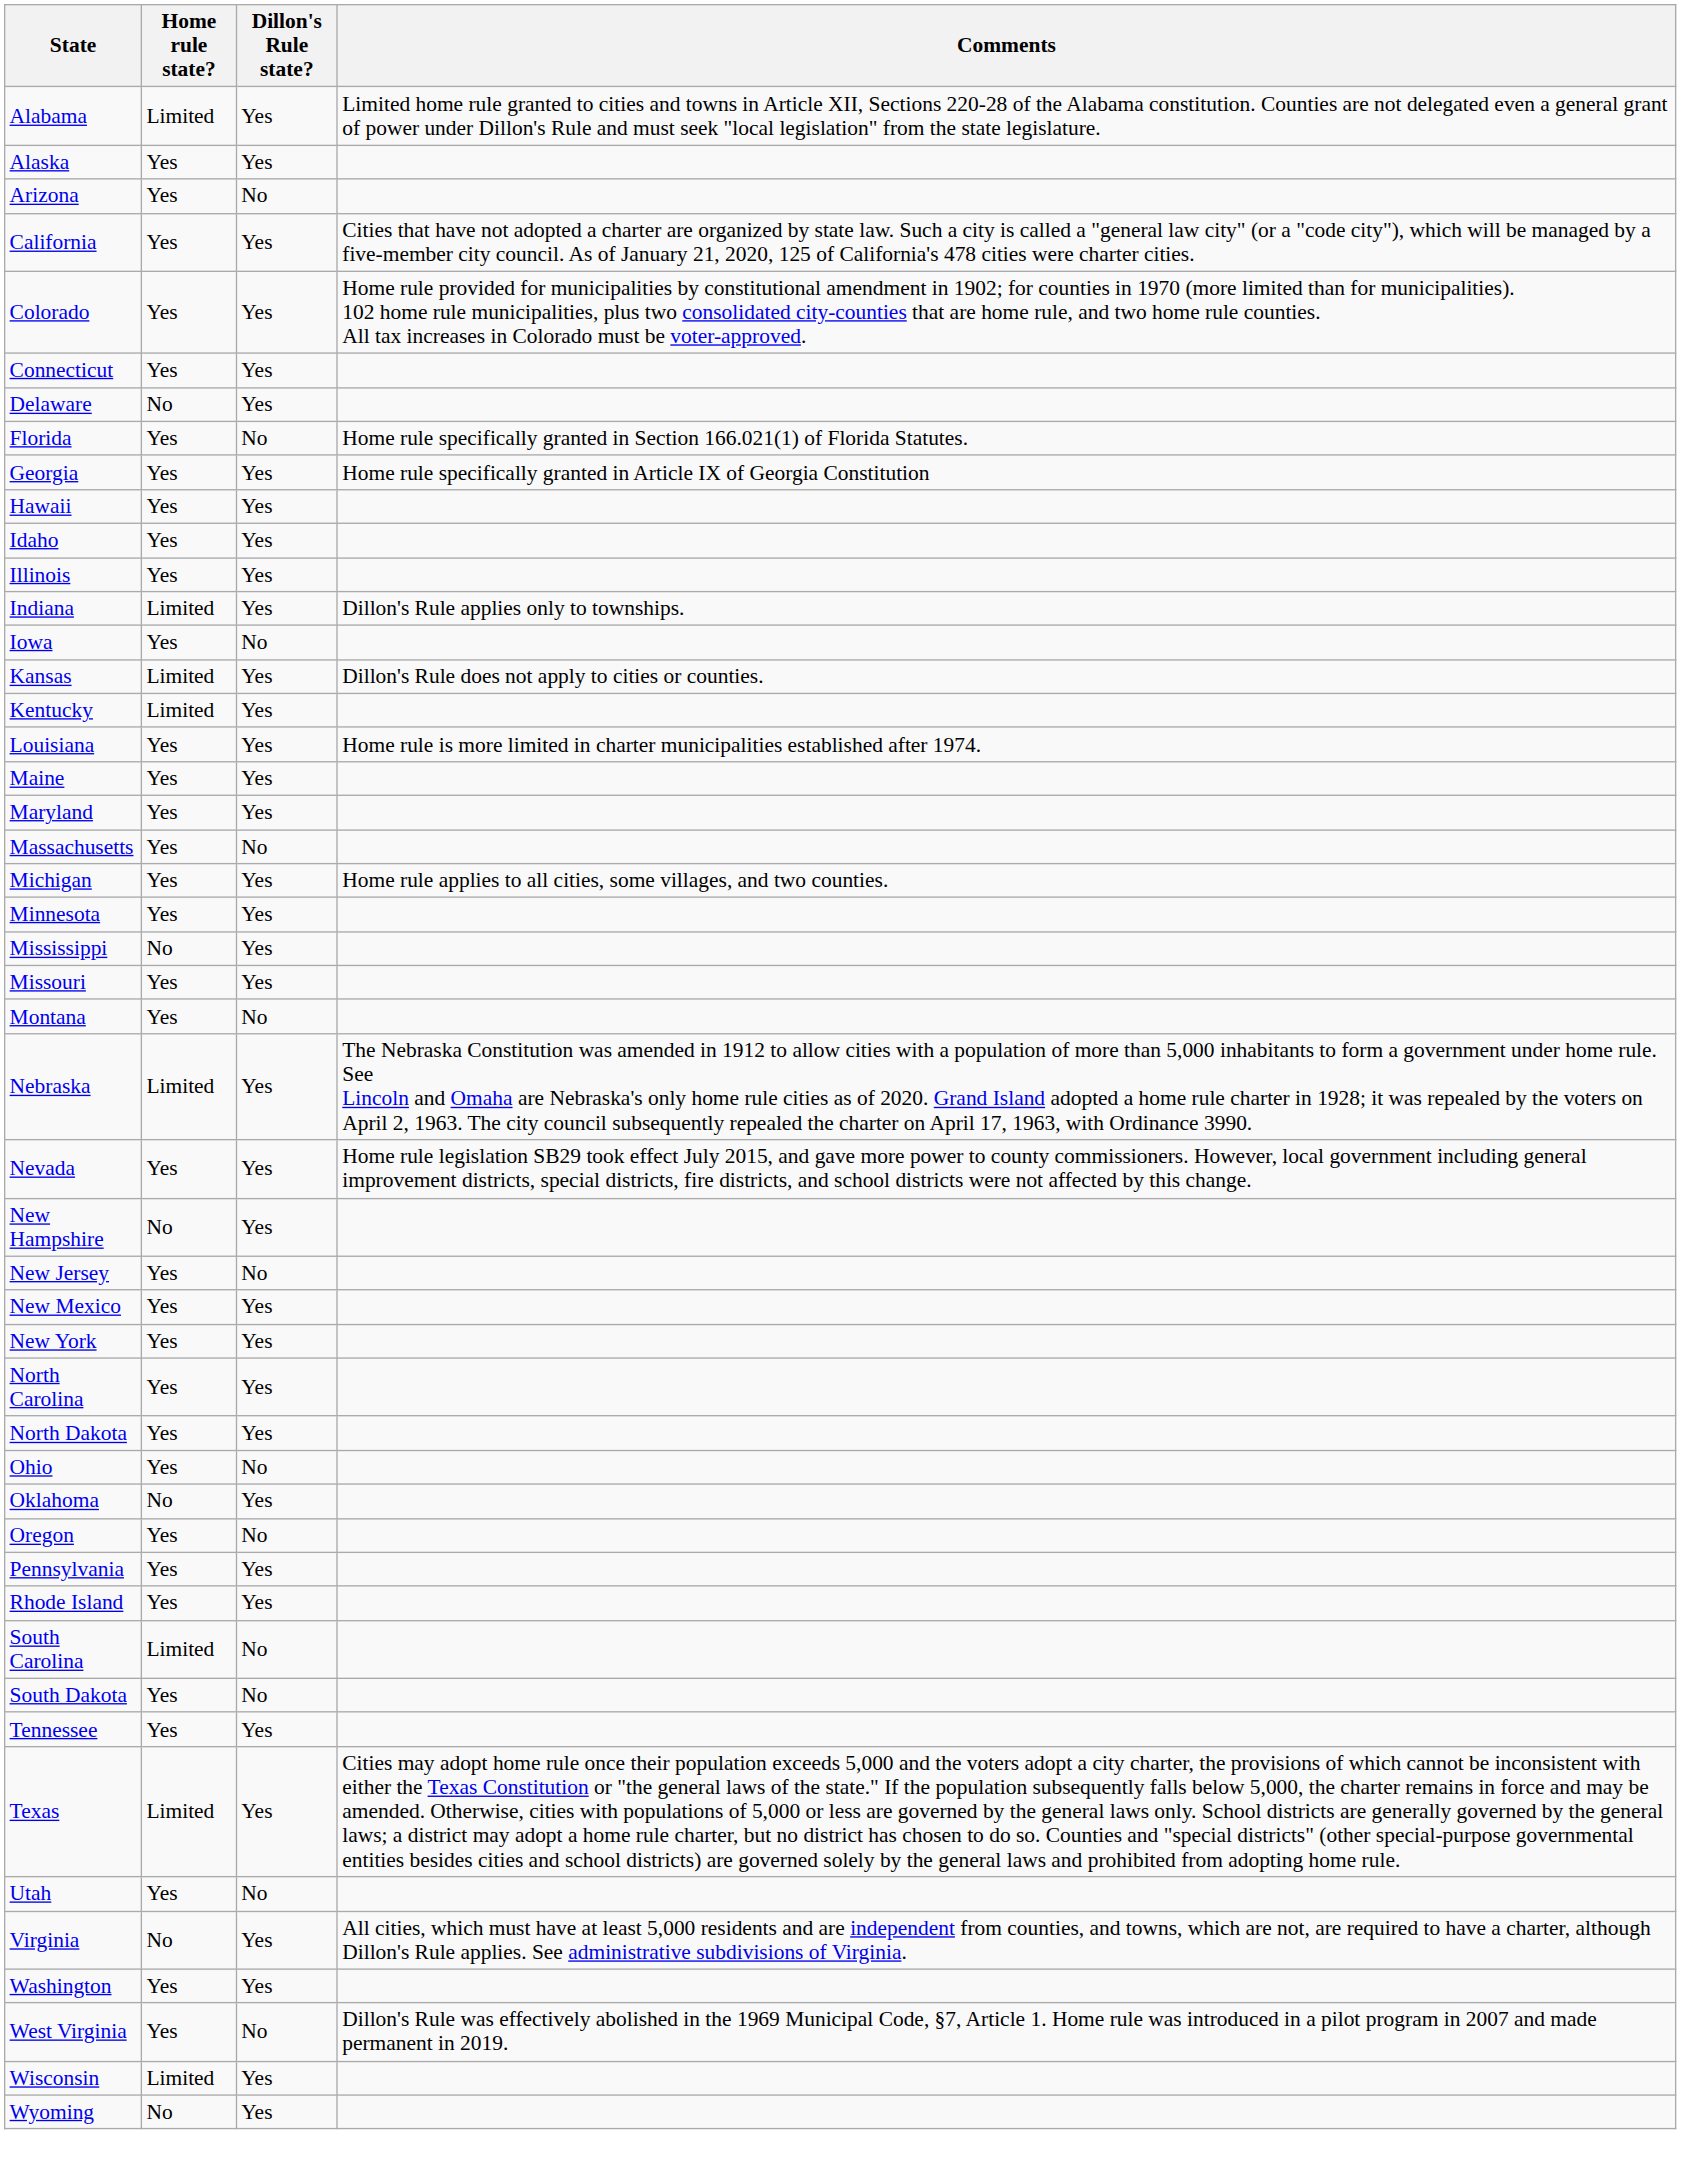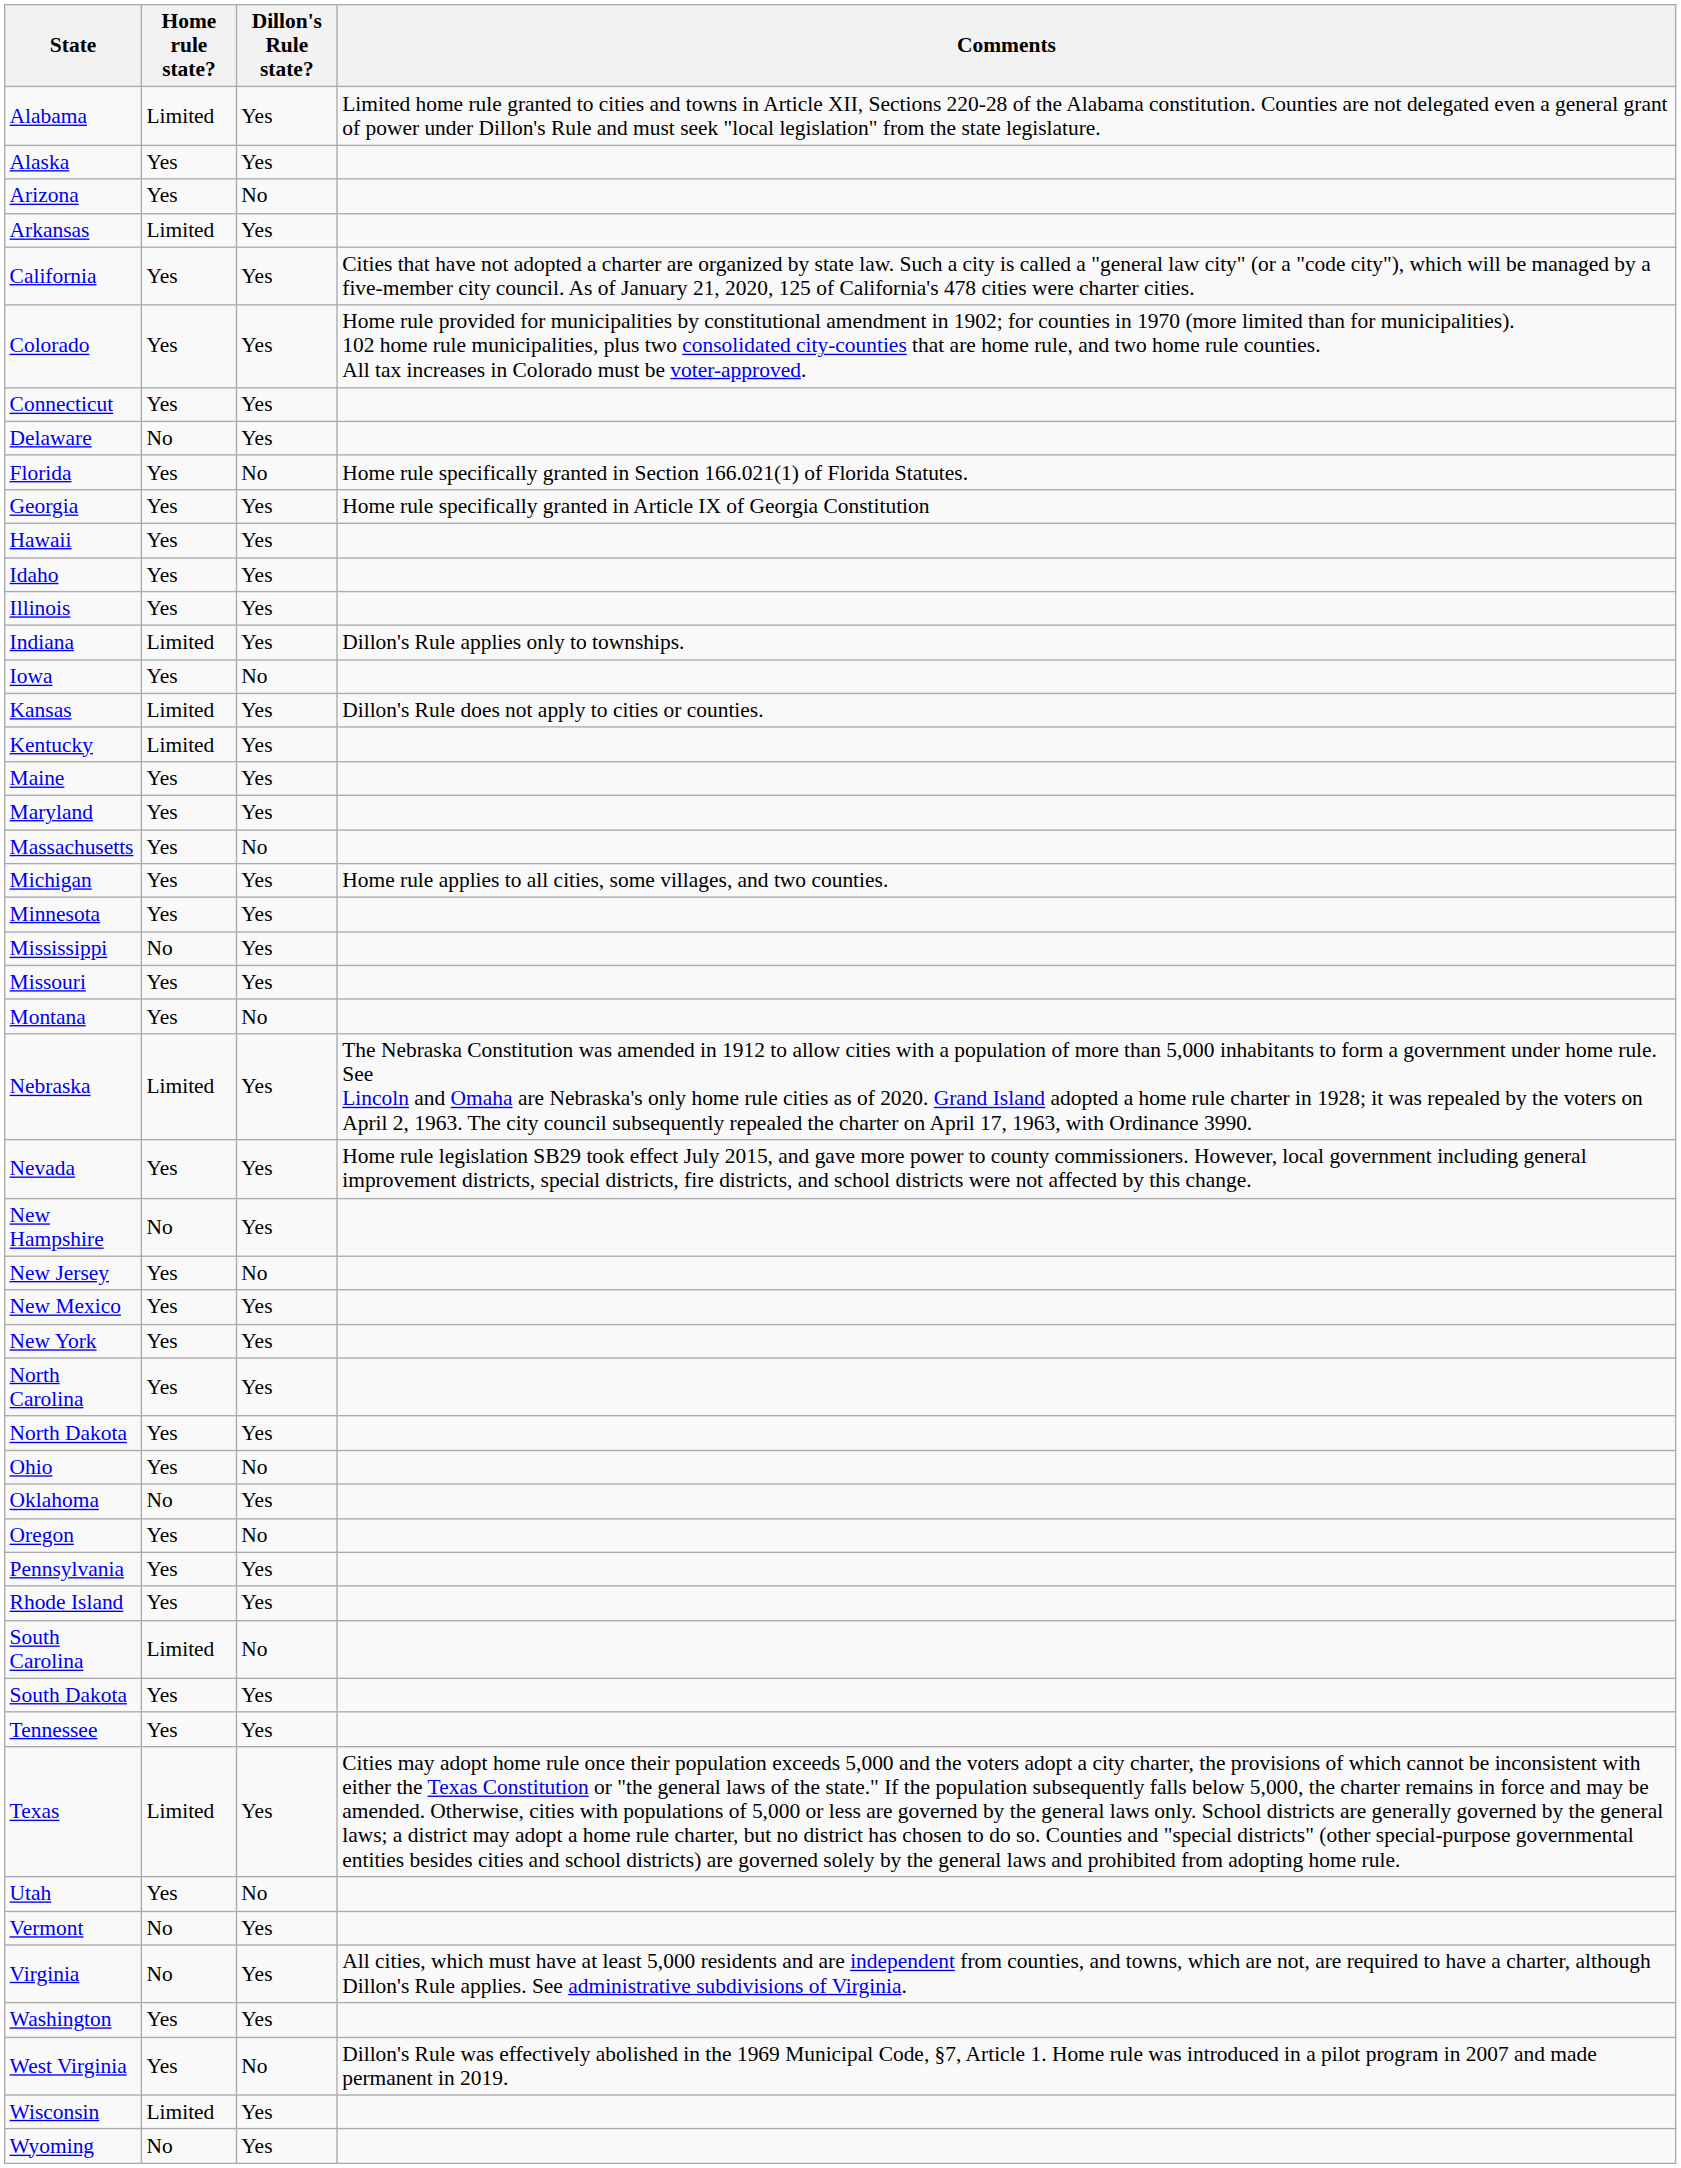+ row: (50, 229)
- row: (52, 744)
(254, 1695) No -> (257, 1695) Yes
+ row: (47, 1927)
